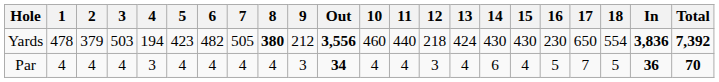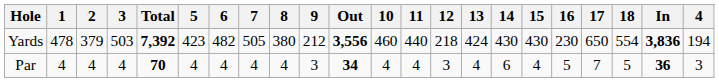columns swapped: (152, 16) <-> (693, 16)
(273, 41) bold -> (284, 41) normal
